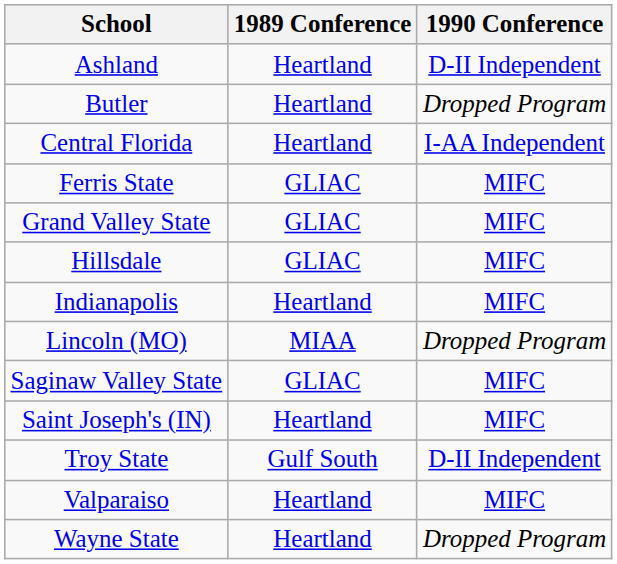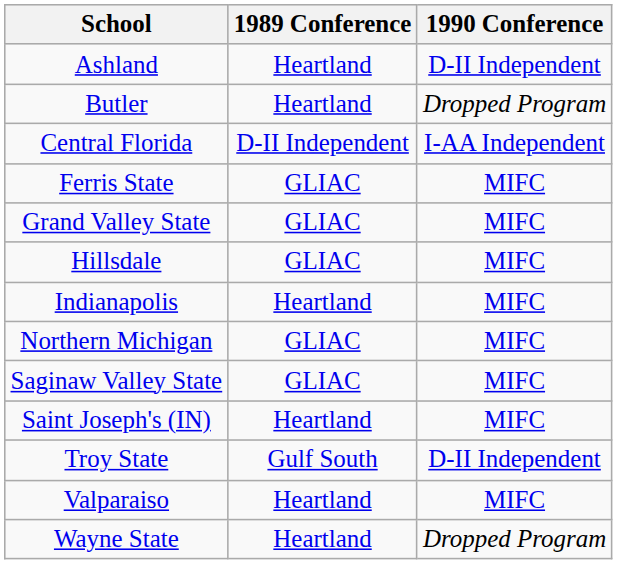(323, 143) Heartland -> (323, 143) D-II Independent
- row: (116, 340)
+ row: (116, 340)
